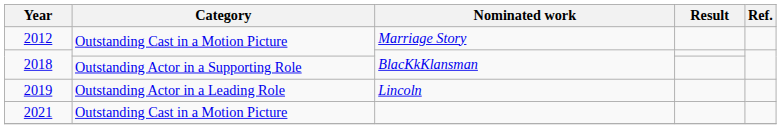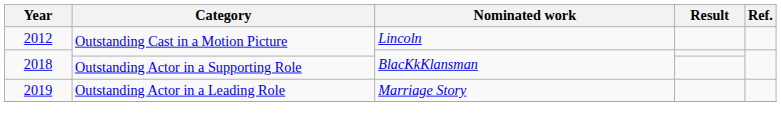(422, 38) Marriage Story -> (400, 38) Lincoln
(400, 90) Lincoln -> (422, 90) Marriage Story
- row: (38, 112)
